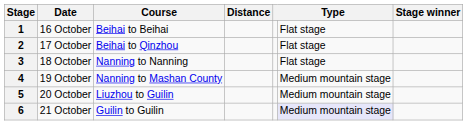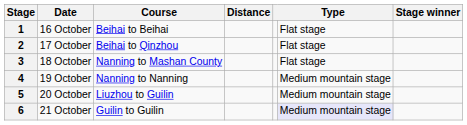(142, 62) Nanning to Nanning -> (159, 62) Nanning to Mashan County
(159, 78) Nanning to Mashan County -> (142, 78) Nanning to Nanning
